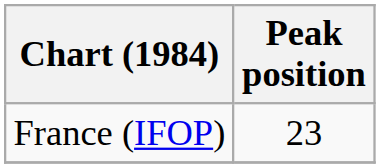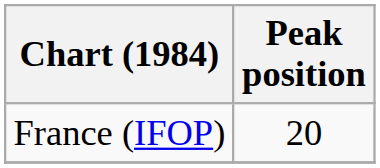(304, 132) 23 -> (304, 132) 20
